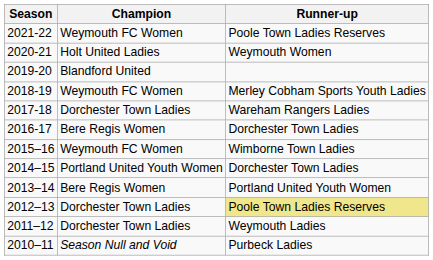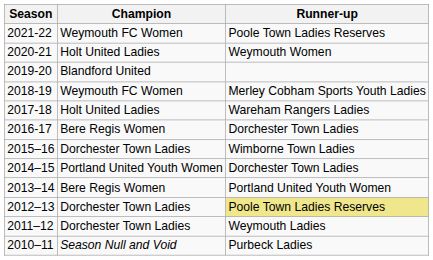(125, 110) Dorchester Town Ladies -> (110, 110) Holt United Ladies
(121, 149) Weymouth FC Women -> (125, 149) Dorchester Town Ladies
